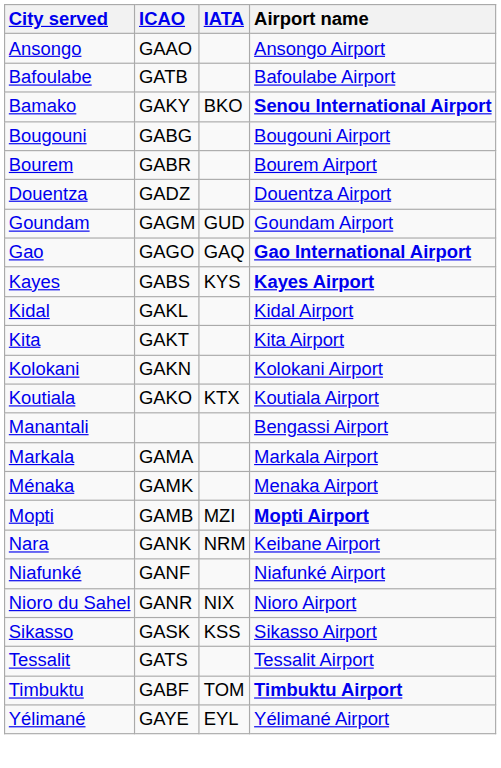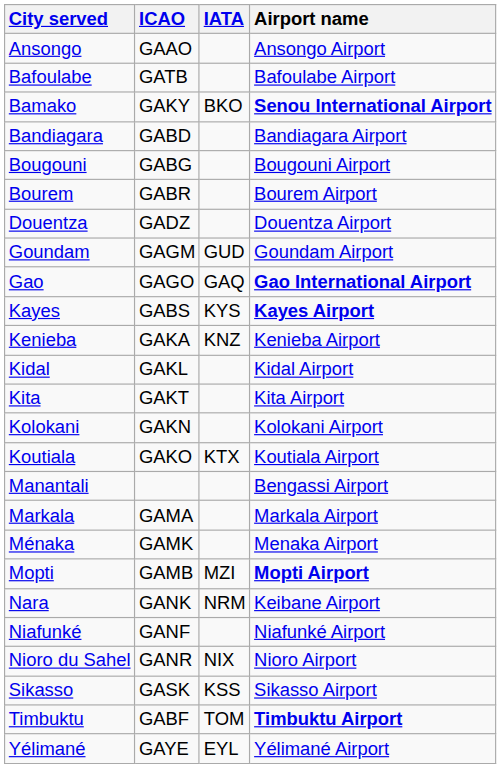+ row: (56, 135)
+ row: (43, 340)
- row: (39, 661)
